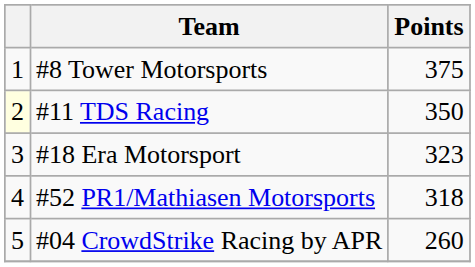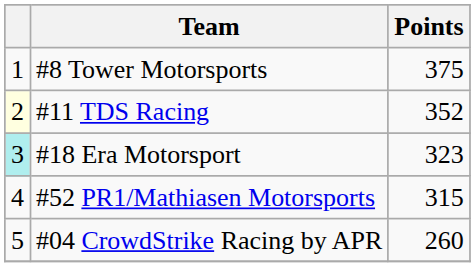(444, 111) 350 -> (444, 111) 352
(17, 154) no background -> (17, 154) paleturquoise background
(444, 197) 318 -> (444, 197) 315
